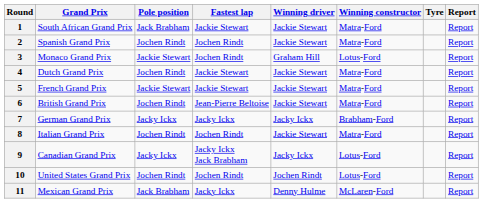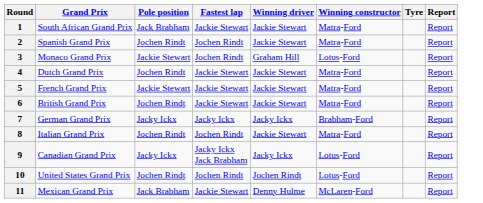(232, 103) Jean-Pierre Beltoise -> (222, 103) Jackie Stewart
(215, 190) Jacky Ickx -> (222, 190) Jackie Stewart
